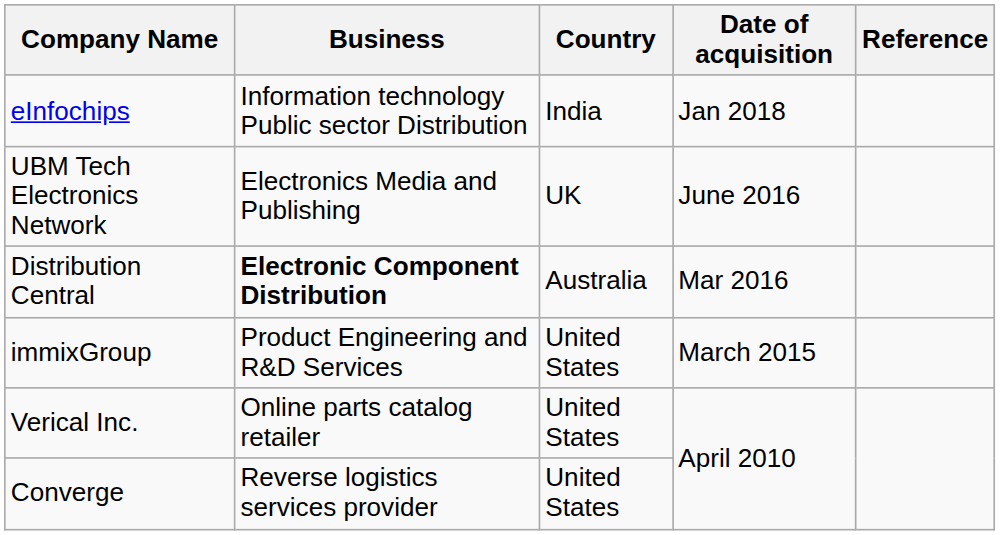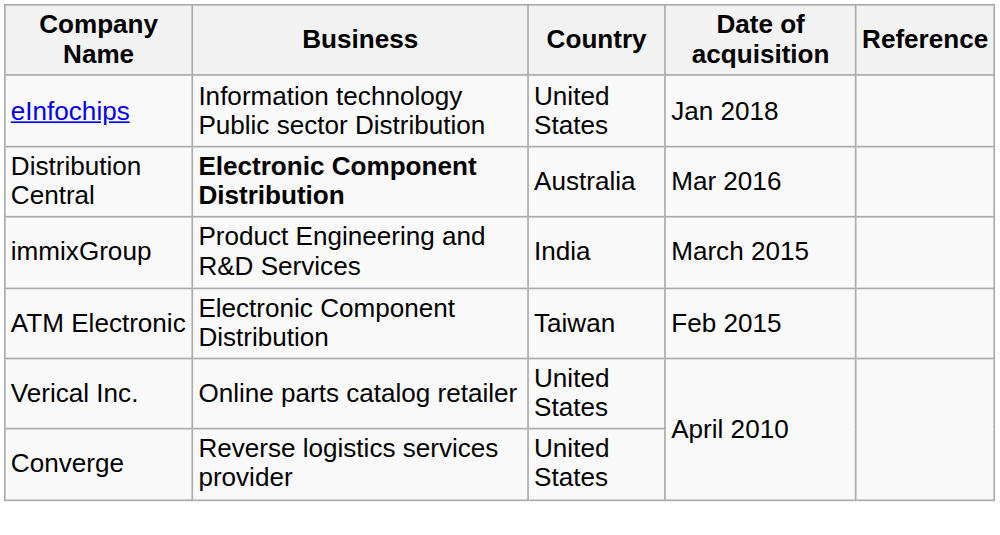(574, 110) India -> (572, 110) United States
- row: (75, 195)
(583, 351) United States -> (562, 251) India
+ row: (98, 322)
